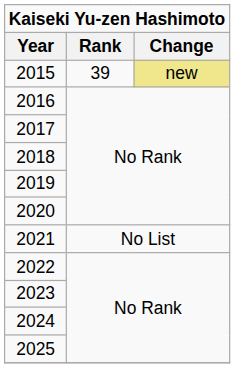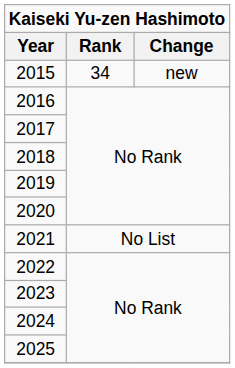(100, 74) 39 -> (100, 74) 34
(182, 74) khaki background -> (182, 74) no background
